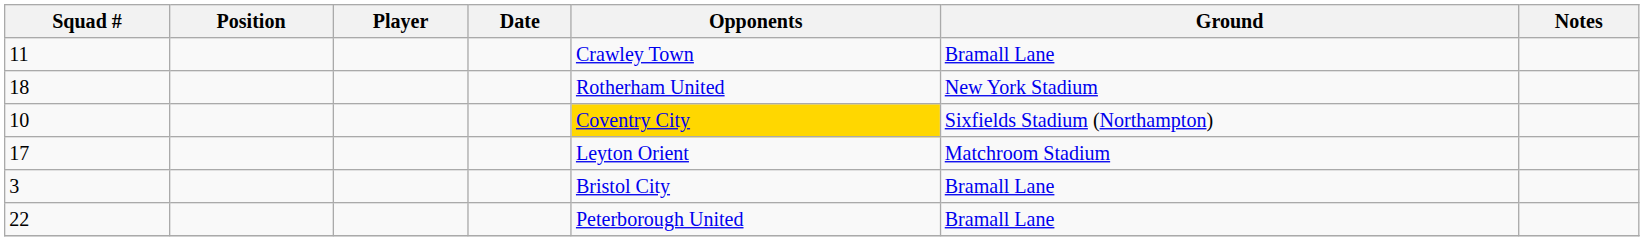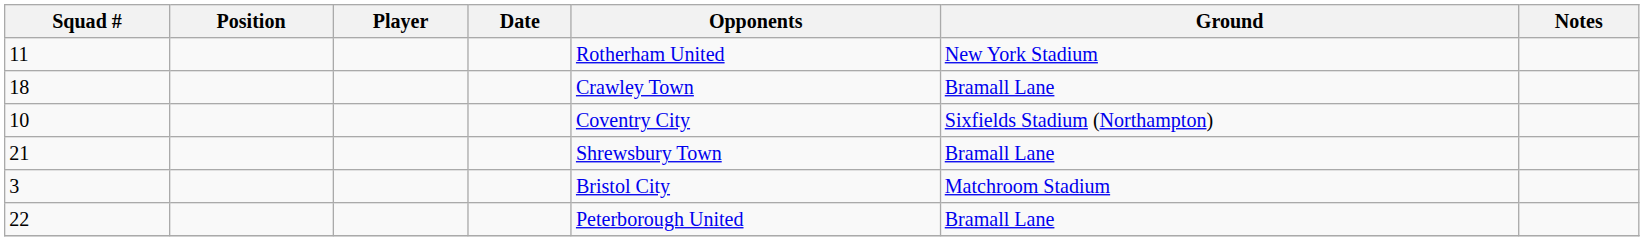(635, 54) Crawley Town -> (650, 54) Rotherham United
(1000, 54) Bramall Lane -> (1021, 54) New York Stadium
(650, 87) Rotherham United -> (635, 87) Crawley Town
(1021, 87) New York Stadium -> (1000, 87) Bramall Lane
(633, 120) gold background -> (633, 120) no background
- row: (19, 153)
+ row: (19, 153)
(1000, 186) Bramall Lane -> (1027, 186) Matchroom Stadium
